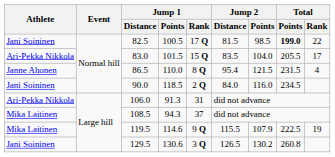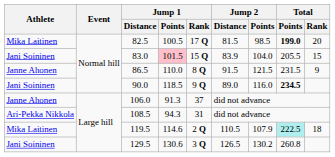(31, 41) Jani Soininen -> (32, 41) Mika Laitinen
(317, 41) 22 -> (317, 41) 20
(40, 56) Ari-Pekka Nikkola -> (31, 56) Jani Soininen
(173, 56) no background -> (173, 56) pink background
(230, 56) 83.5 -> (230, 56) 83.9
(317, 56) 17 -> (317, 56) 15
(230, 71) 95.4 -> (230, 71) 91.5
(317, 71) 4 -> (317, 71) 9
(199, 85) 2 Q -> (199, 85) 9 Q
(230, 85) 84.0 -> (230, 85) 89.0
(291, 85) normal -> (291, 85) bold
(40, 100) Ari-Pekka Nikkola -> (32, 100) Janne Ahonen
(199, 100) 31 -> (199, 100) 37
(32, 115) Mika Laitinen -> (40, 115) Ari-Pekka Nikkola
(199, 115) 37 -> (199, 115) 31
(199, 130) 9 Q -> (199, 130) 2 Q
(230, 130) 115.5 -> (230, 130) 110.5
(291, 130) no background -> (291, 130) paleturquoise background
(317, 130) 19 -> (317, 130) 18
